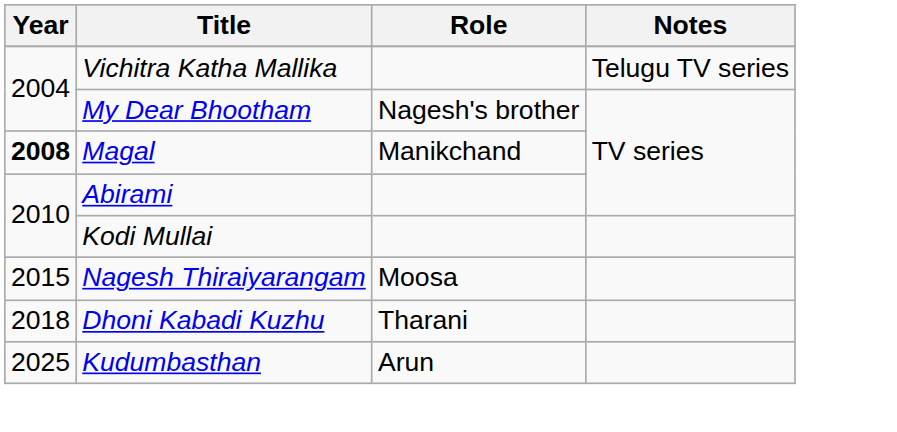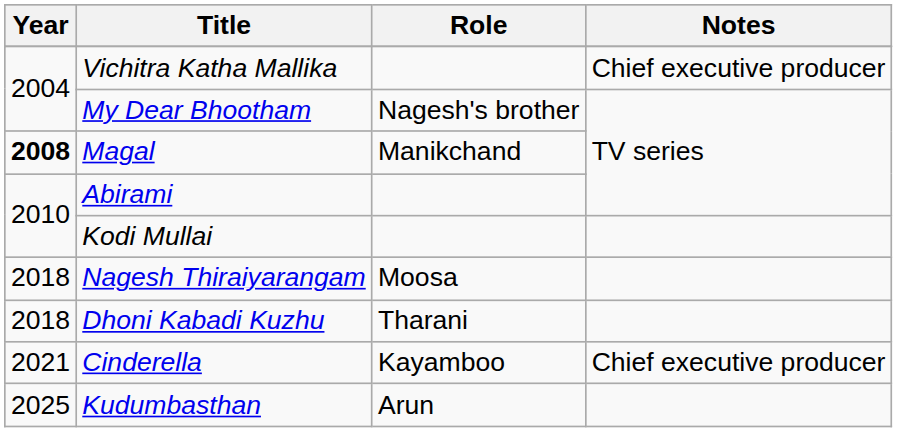(690, 67) Telugu TV series -> (739, 67) Chief executive producer
(40, 278) 2015 -> (40, 278) 2018
+ row: (142, 362)
